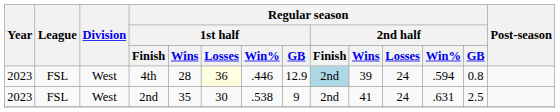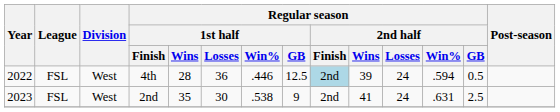(20, 76) 2023 -> (20, 76) 2022
(222, 76) lightyellow background -> (222, 76) no background
(296, 76) 12.9 -> (296, 76) 12.5
(476, 76) 0.8 -> (476, 76) 0.5
